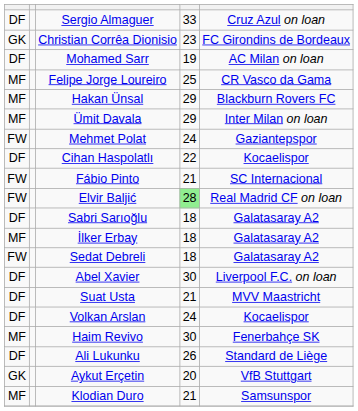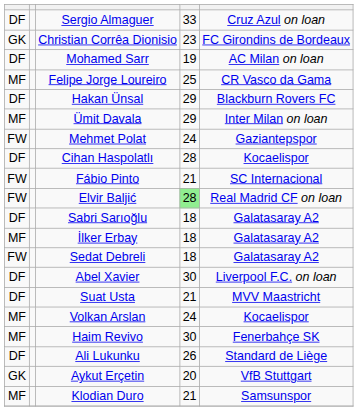(17, 99) MF -> (17, 99) DF
(190, 158) 22 -> (190, 158) 28
(17, 317) DF -> (17, 317) MF
